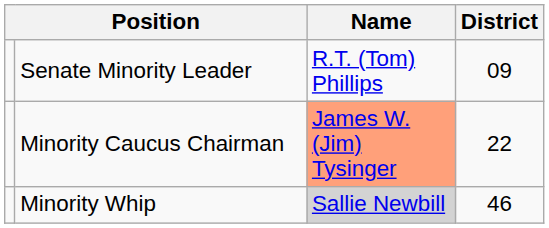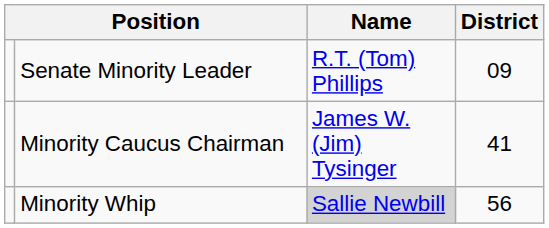(361, 143) lightsalmon background -> (361, 143) no background
(499, 143) 22 -> (499, 143) 41
(499, 204) 46 -> (499, 204) 56
